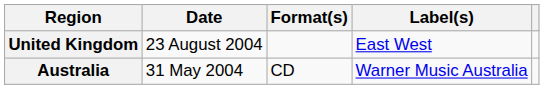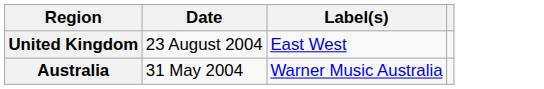- column: (309, 17)
